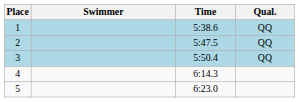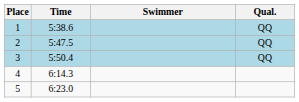columns swapped: (103, 12) <-> (206, 12)
